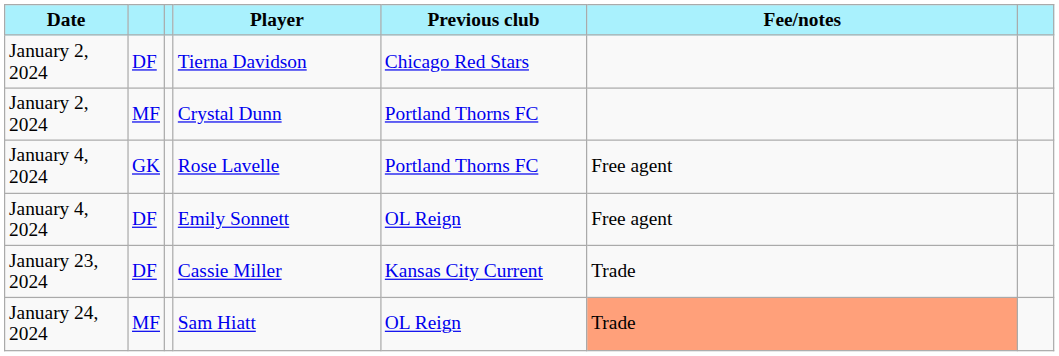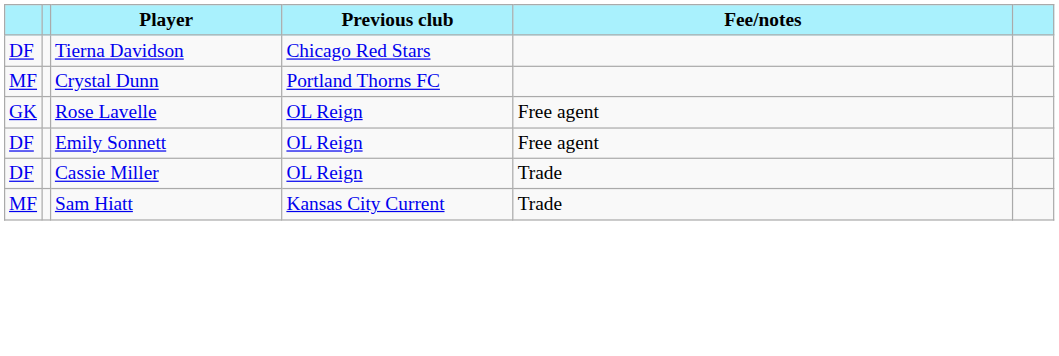- column: (66, 19)
(462, 166) Portland Thorns FC -> (325, 111) OL Reign
(464, 271) Kansas City Current -> (325, 173) OL Reign
(423, 323) OL Reign -> (365, 204) Kansas City Current
(613, 323) lightsalmon background -> (540, 204) no background
